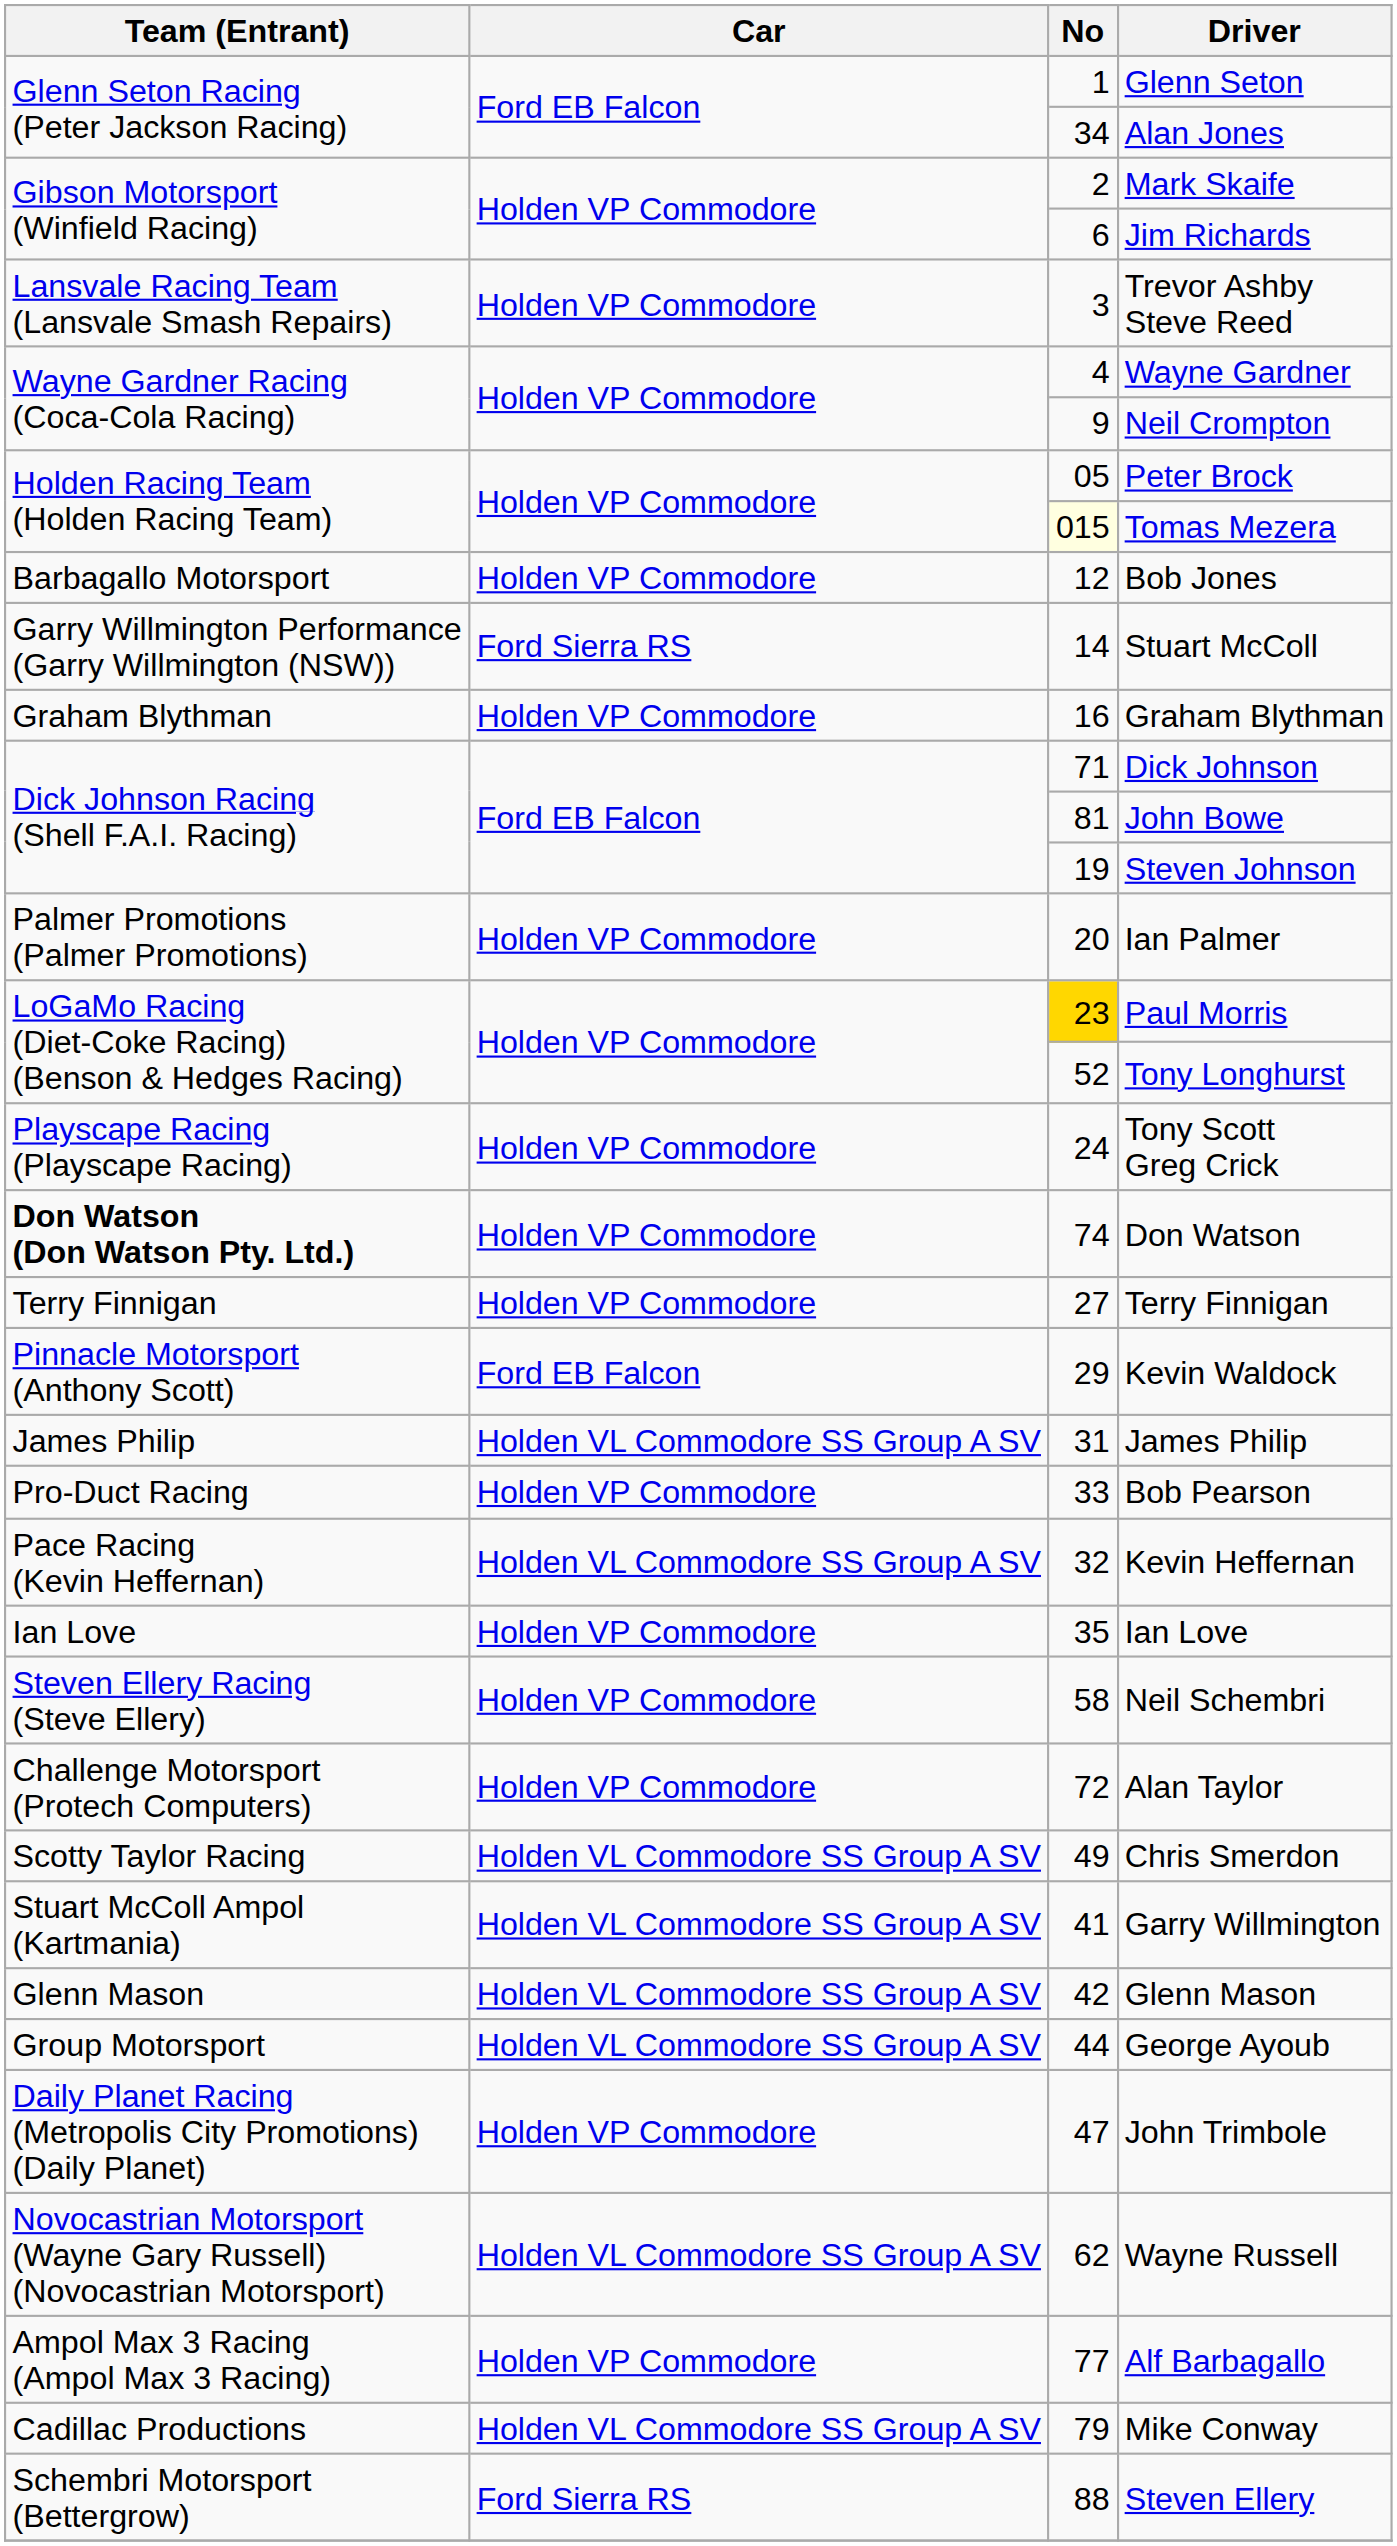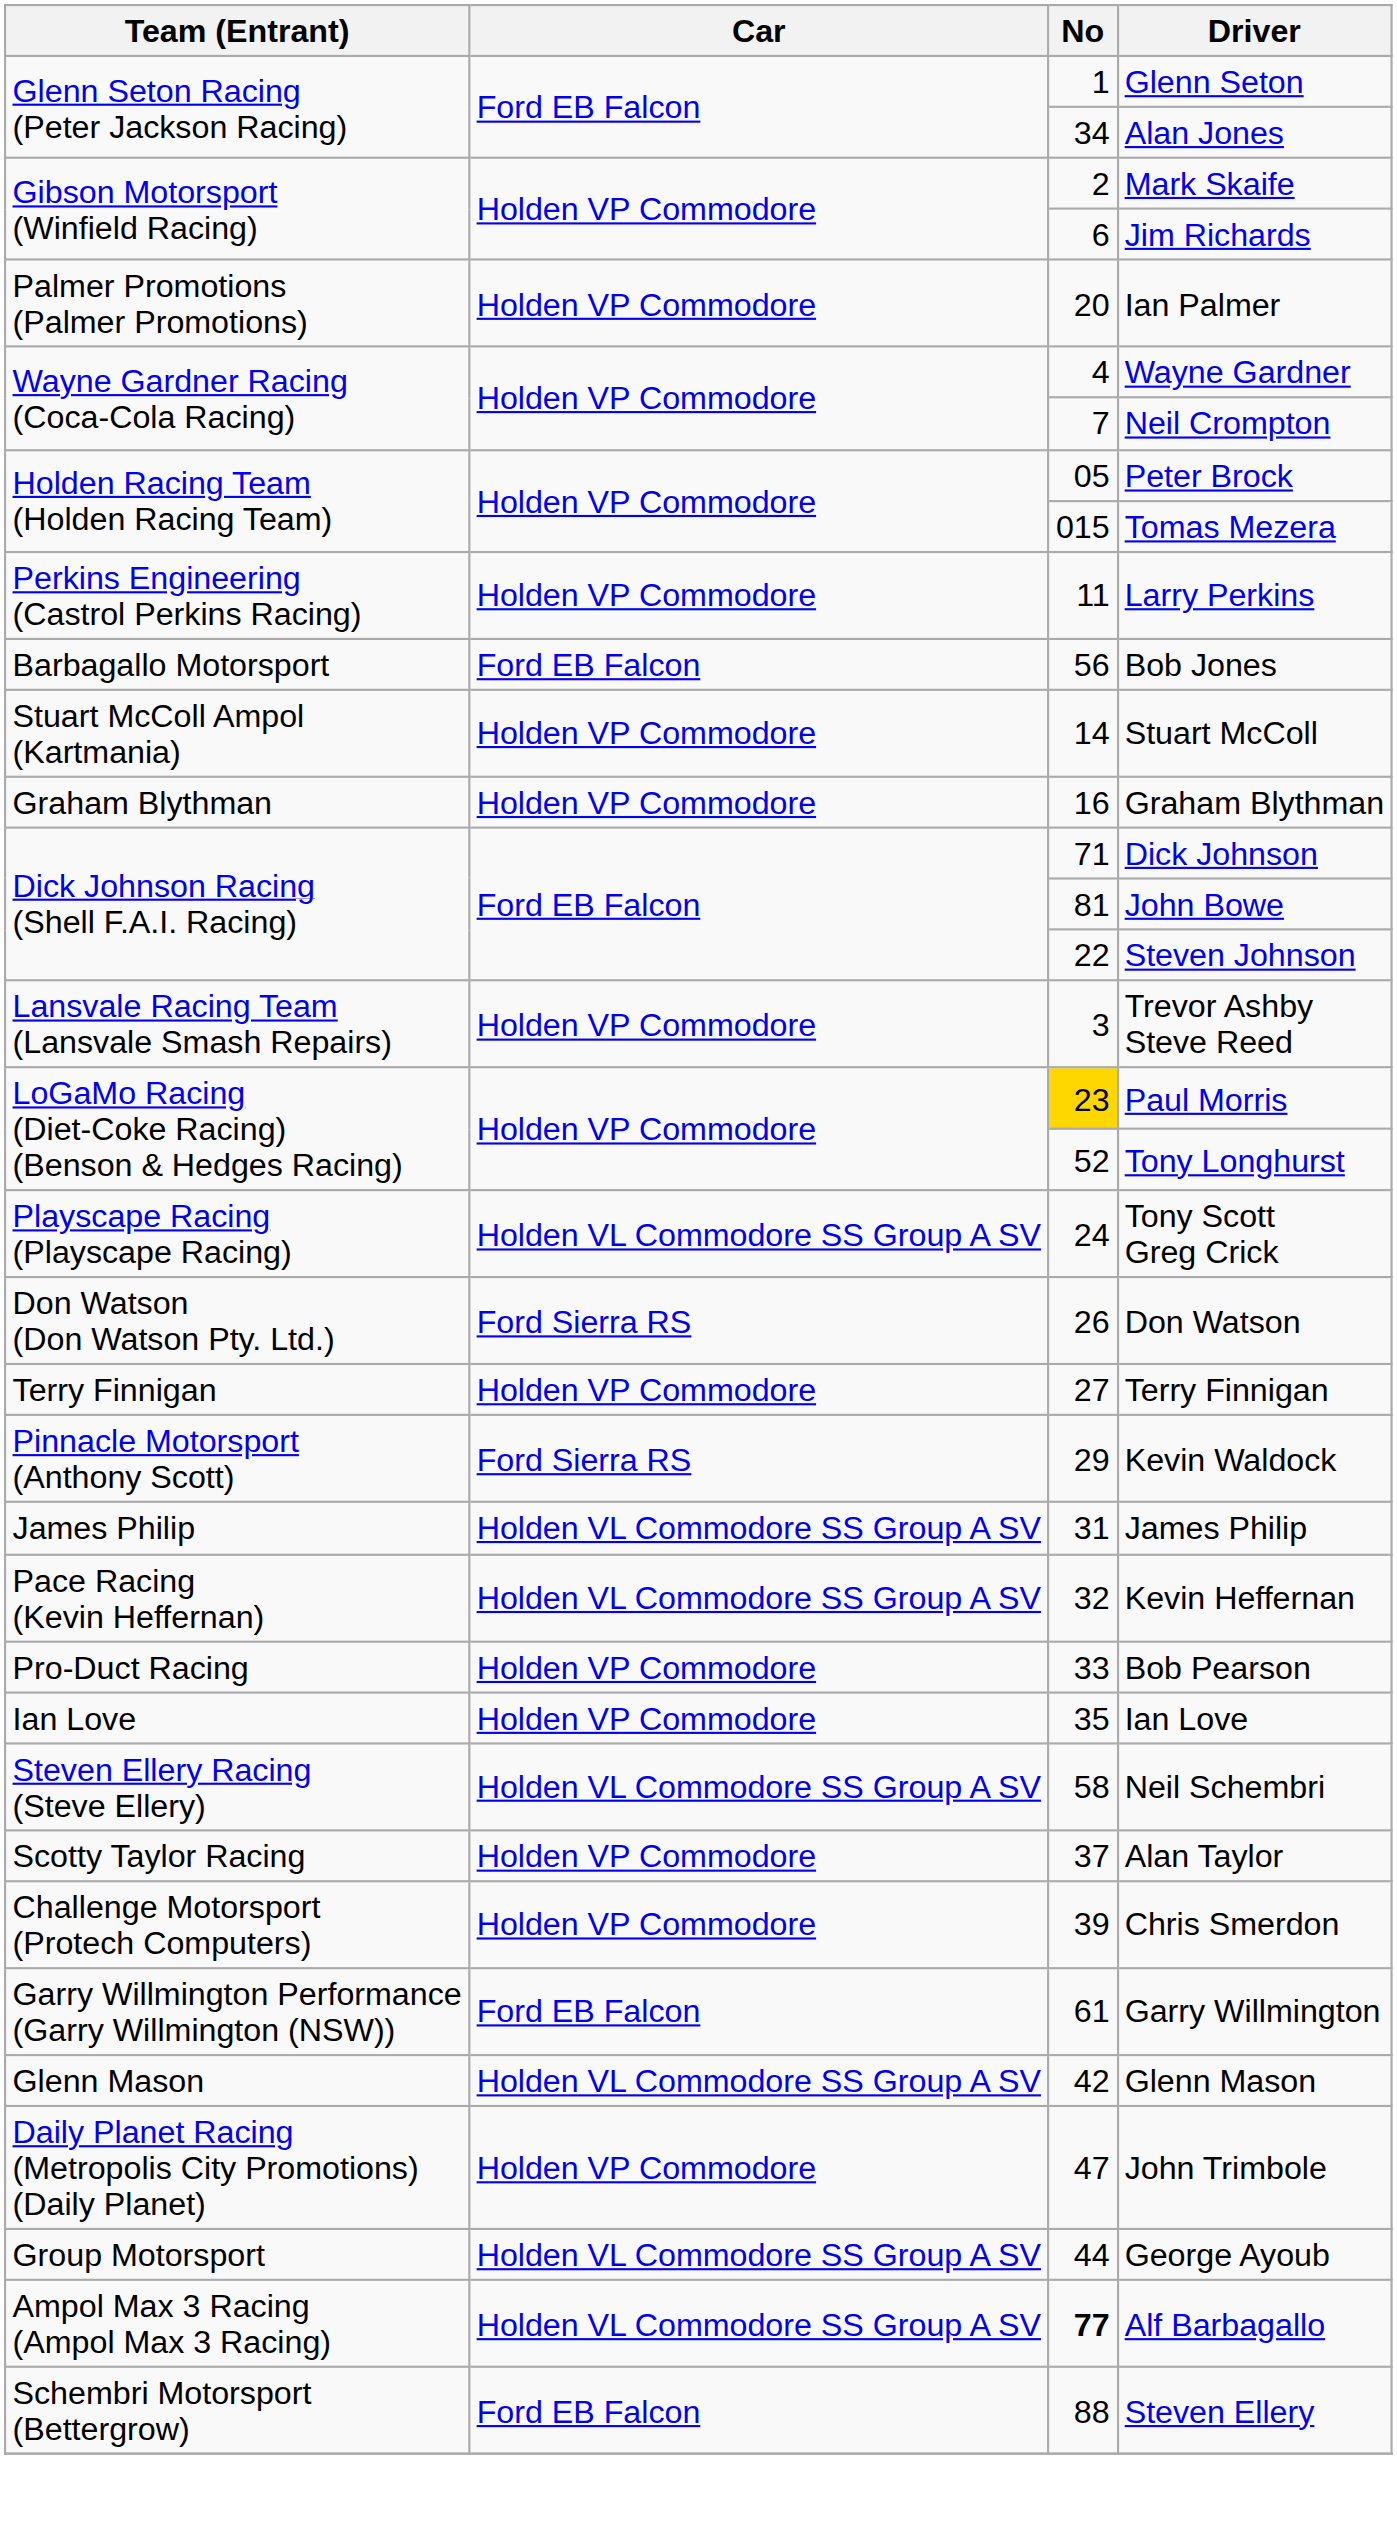rows swapped: (1219, 304) <-> (1203, 937)
(1101, 424) 9 -> (1101, 424) 7
(1083, 526) lightyellow background -> (1083, 526) no background
+ row: (1219, 595)
(646, 577) Holden VP Commodore -> (588, 664) Ford EB Falcon
(1092, 577) 12 -> (1092, 664) 56
(237, 646) Garry Willmington Performance (Garry Willmington (NSW)) -> (158, 733) Stuart McColl Ampol (Kartmania)
(584, 646) Ford Sierra RS -> (646, 733) Holden VP Commodore
(1092, 868) 19 -> (1092, 955) 22
(646, 1147) Holden VP Commodore -> (759, 1234) Holden VL Commodore SS Group A SV
(183, 1234) bold -> (174, 1321) normal
(646, 1234) Holden VP Commodore -> (584, 1321) Ford Sierra RS
(1092, 1234) 74 -> (1092, 1321) 26
(588, 1372) Ford EB Falcon -> (584, 1459) Ford Sierra RS
rows swapped: (1240, 1561) <-> (1218, 1492)
(646, 1699) Holden VP Commodore -> (759, 1787) Holden VL Commodore SS Group A SV
(166, 1787) Challenge Motorsport (Protech Computers) -> (159, 1856) Scotty Taylor Racing
(1092, 1787) 72 -> (1092, 1856) 37
(159, 1856) Scotty Taylor Racing -> (166, 1925) Challenge Motorsport (Protech Computers)
(759, 1856) Holden VL Commodore SS Group A SV -> (646, 1925) Holden VP Commodore
(1092, 1856) 49 -> (1092, 1925) 39
(158, 1925) Stuart McColl Ampol (Kartmania) -> (237, 2012) Garry Willmington Performance (Garry Willmington (NSW))
(759, 1925) Holden VL Commodore SS Group A SV -> (588, 2012) Ford EB Falcon
(1092, 1925) 41 -> (1092, 2012) 61
rows swapped: (1227, 2045) <-> (1226, 2132)
- row: (1231, 2255)
(646, 2360) Holden VP Commodore -> (759, 2324) Holden VL Commodore SS Group A SV
(1092, 2360) normal -> (1092, 2324) bold
- row: (1221, 2429)
(584, 2498) Ford Sierra RS -> (588, 2411) Ford EB Falcon
